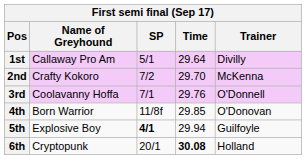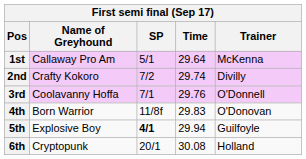(232, 59) Divilly -> (240, 59) McKenna
(192, 77) 29.70 -> (192, 77) 29.74
(240, 77) McKenna -> (232, 77) Divilly
(192, 111) 29.85 -> (192, 111) 29.83
(192, 146) bold -> (192, 146) normal
